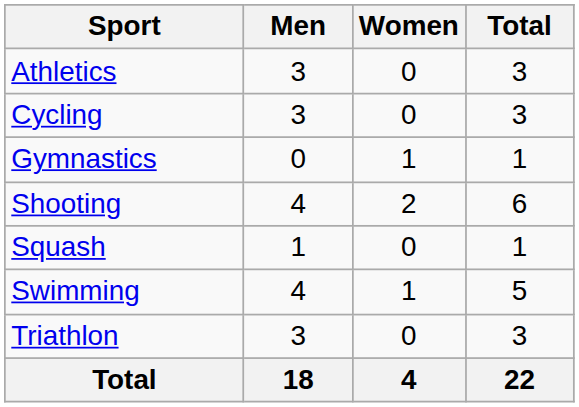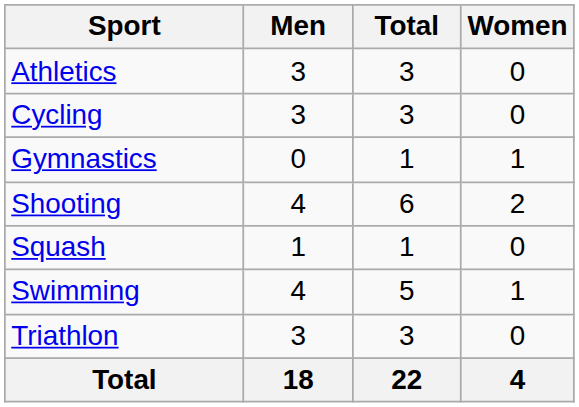columns swapped: (409, 26) <-> (520, 26)
